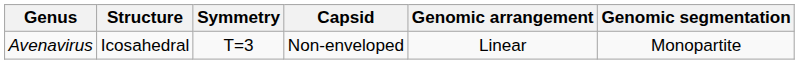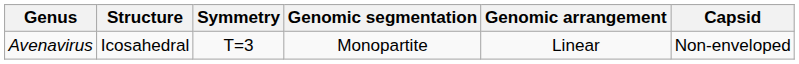columns swapped: (346, 18) <-> (696, 18)
